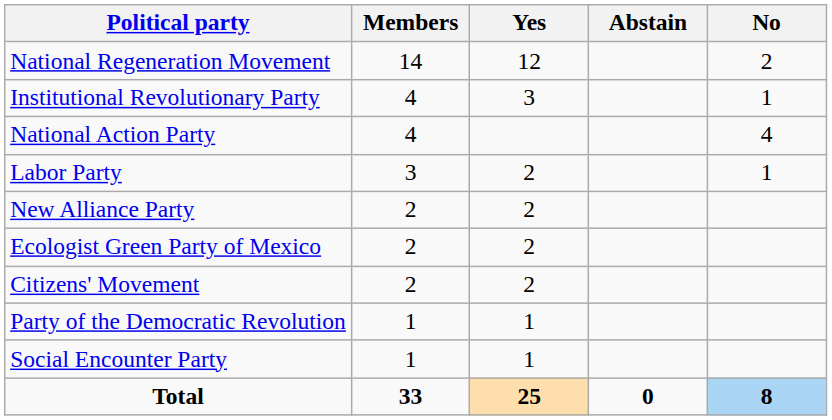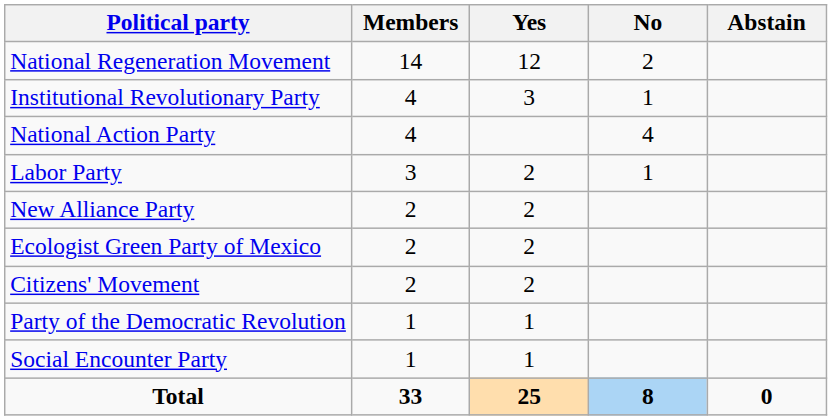columns swapped: (767, 23) <-> (648, 23)
